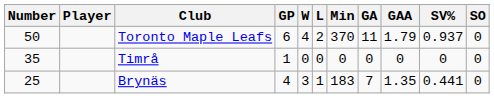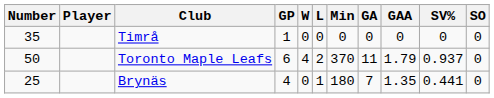rows swapped: (195, 38) <-> (138, 60)
(305, 82) 3 -> (305, 82) 0
(343, 82) 183 -> (343, 82) 180
